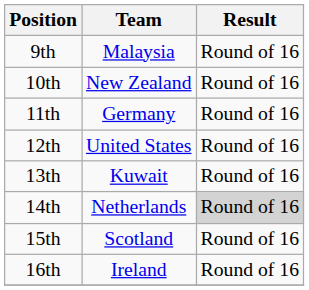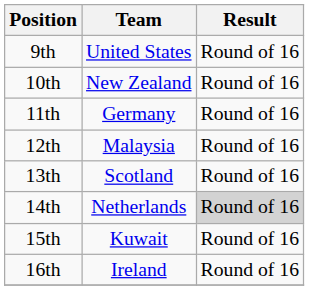(139, 51) Malaysia -> (139, 51) United States
(139, 144) United States -> (139, 144) Malaysia
(139, 176) Kuwait -> (139, 176) Scotland
(139, 238) Scotland -> (139, 238) Kuwait
